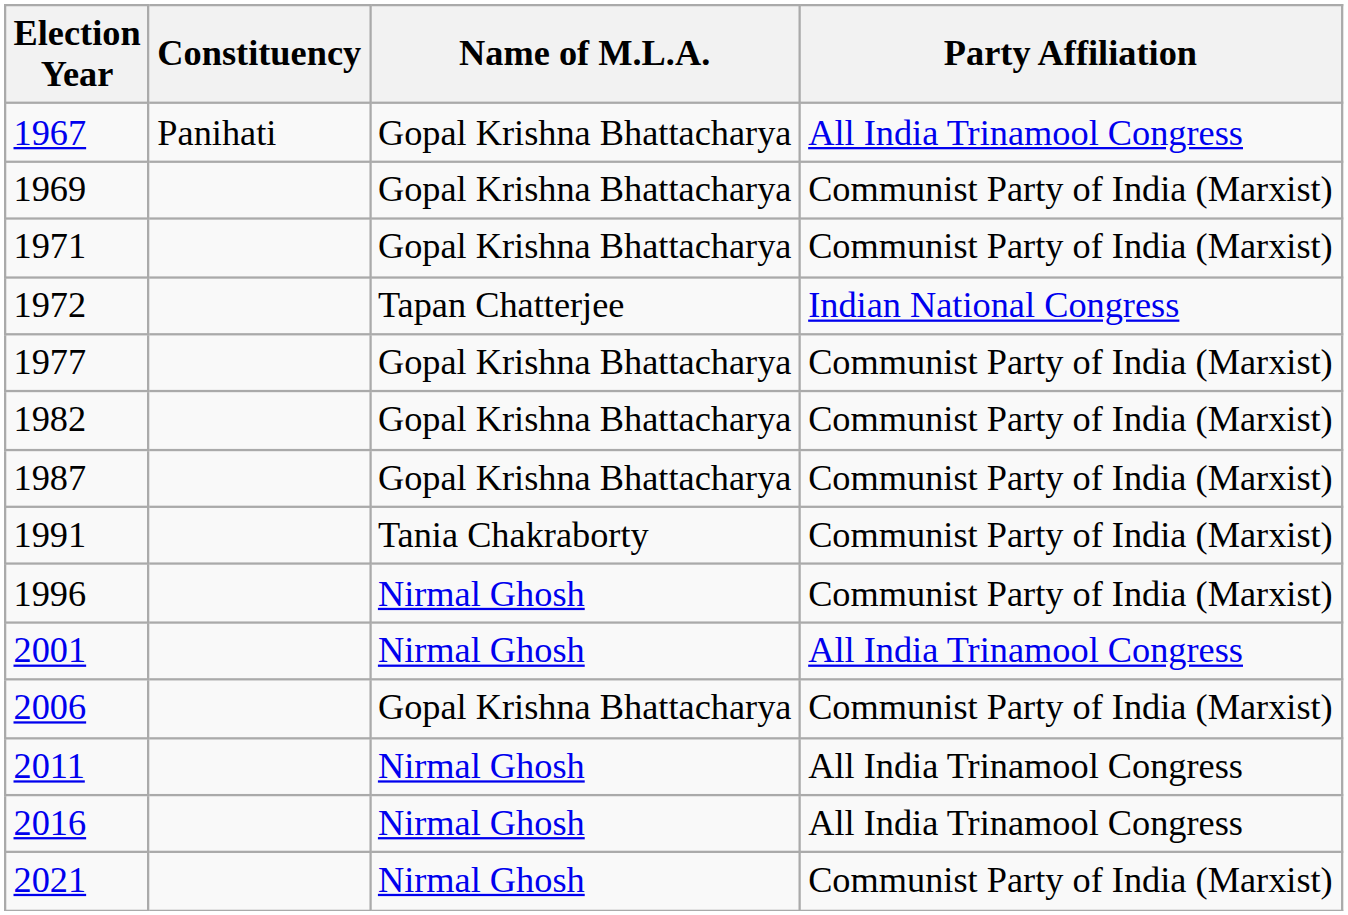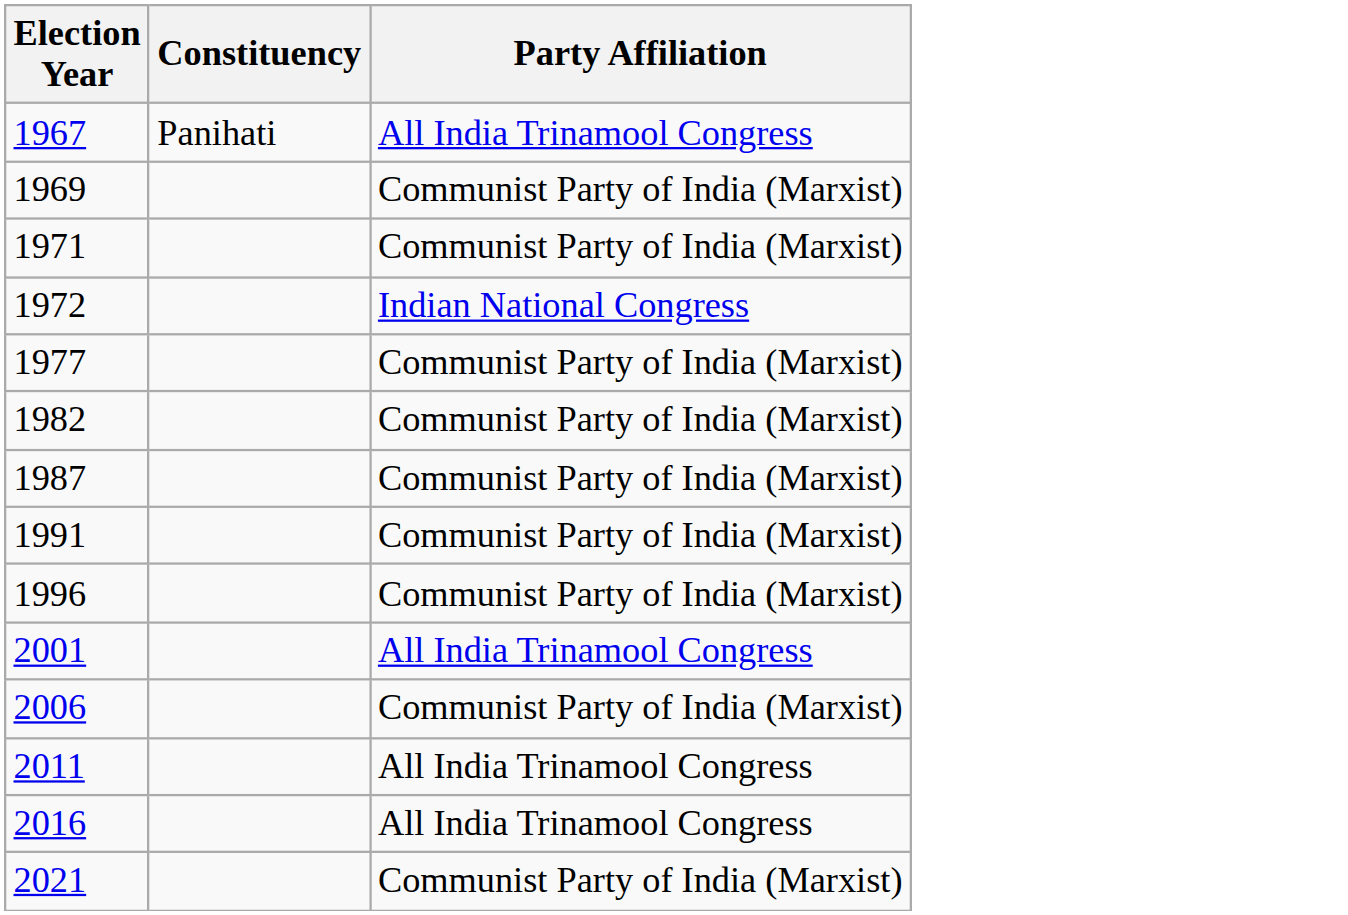- column: (585, 53)
